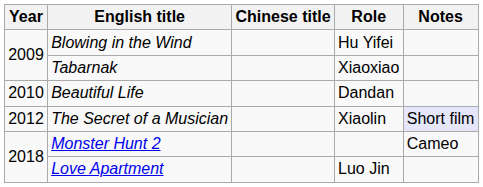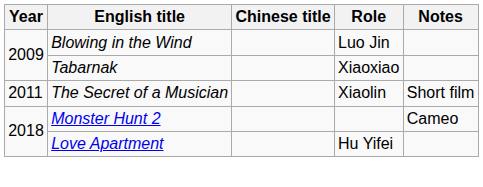(366, 42) Hu Yifei -> (364, 42) Luo Jin
- row: (97, 93)
(26, 118) 2012 -> (25, 93) 2011
(441, 118) lavender background -> (441, 93) no background
(364, 169) Luo Jin -> (366, 144) Hu Yifei
